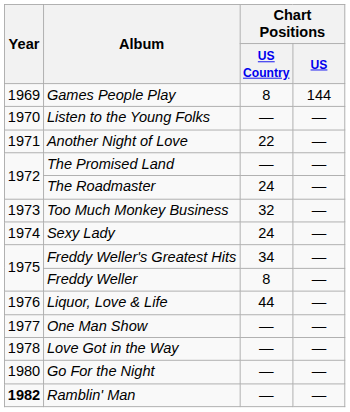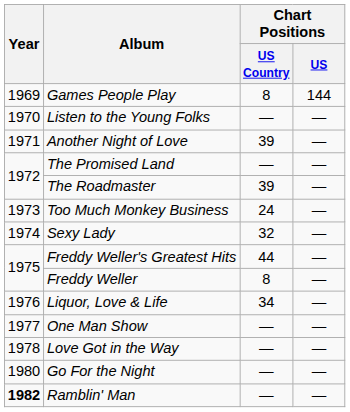(266, 141) 22 -> (266, 141) 39
(266, 187) 24 -> (266, 187) 39
(266, 210) 32 -> (266, 210) 24
(266, 233) 24 -> (266, 233) 32
(266, 256) 34 -> (266, 256) 44
(266, 302) 44 -> (266, 302) 34
